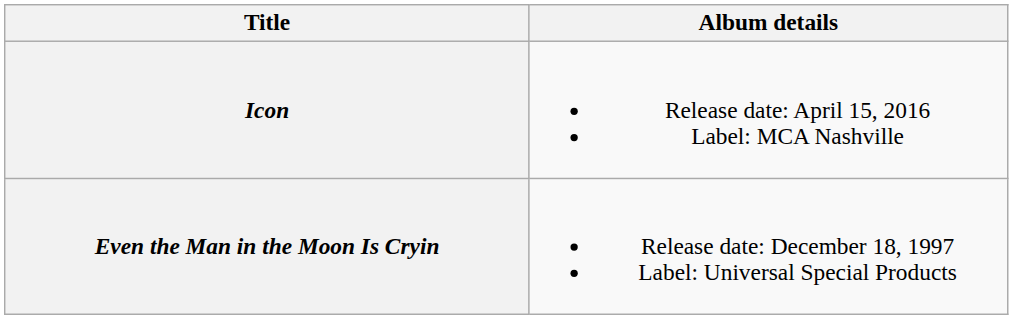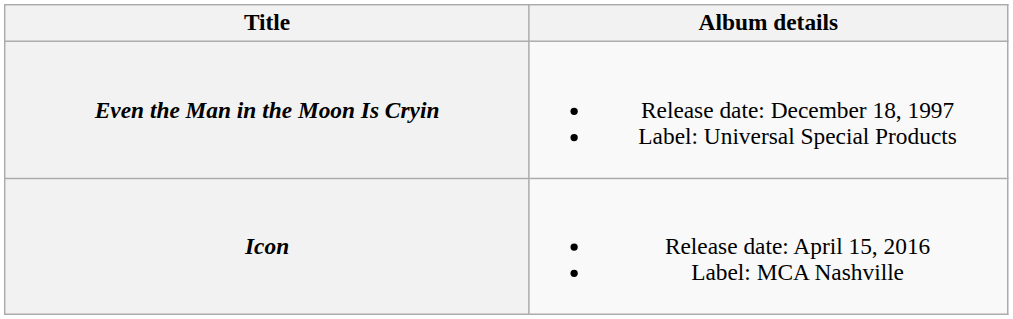rows swapped: (267, 246) <-> (267, 109)
